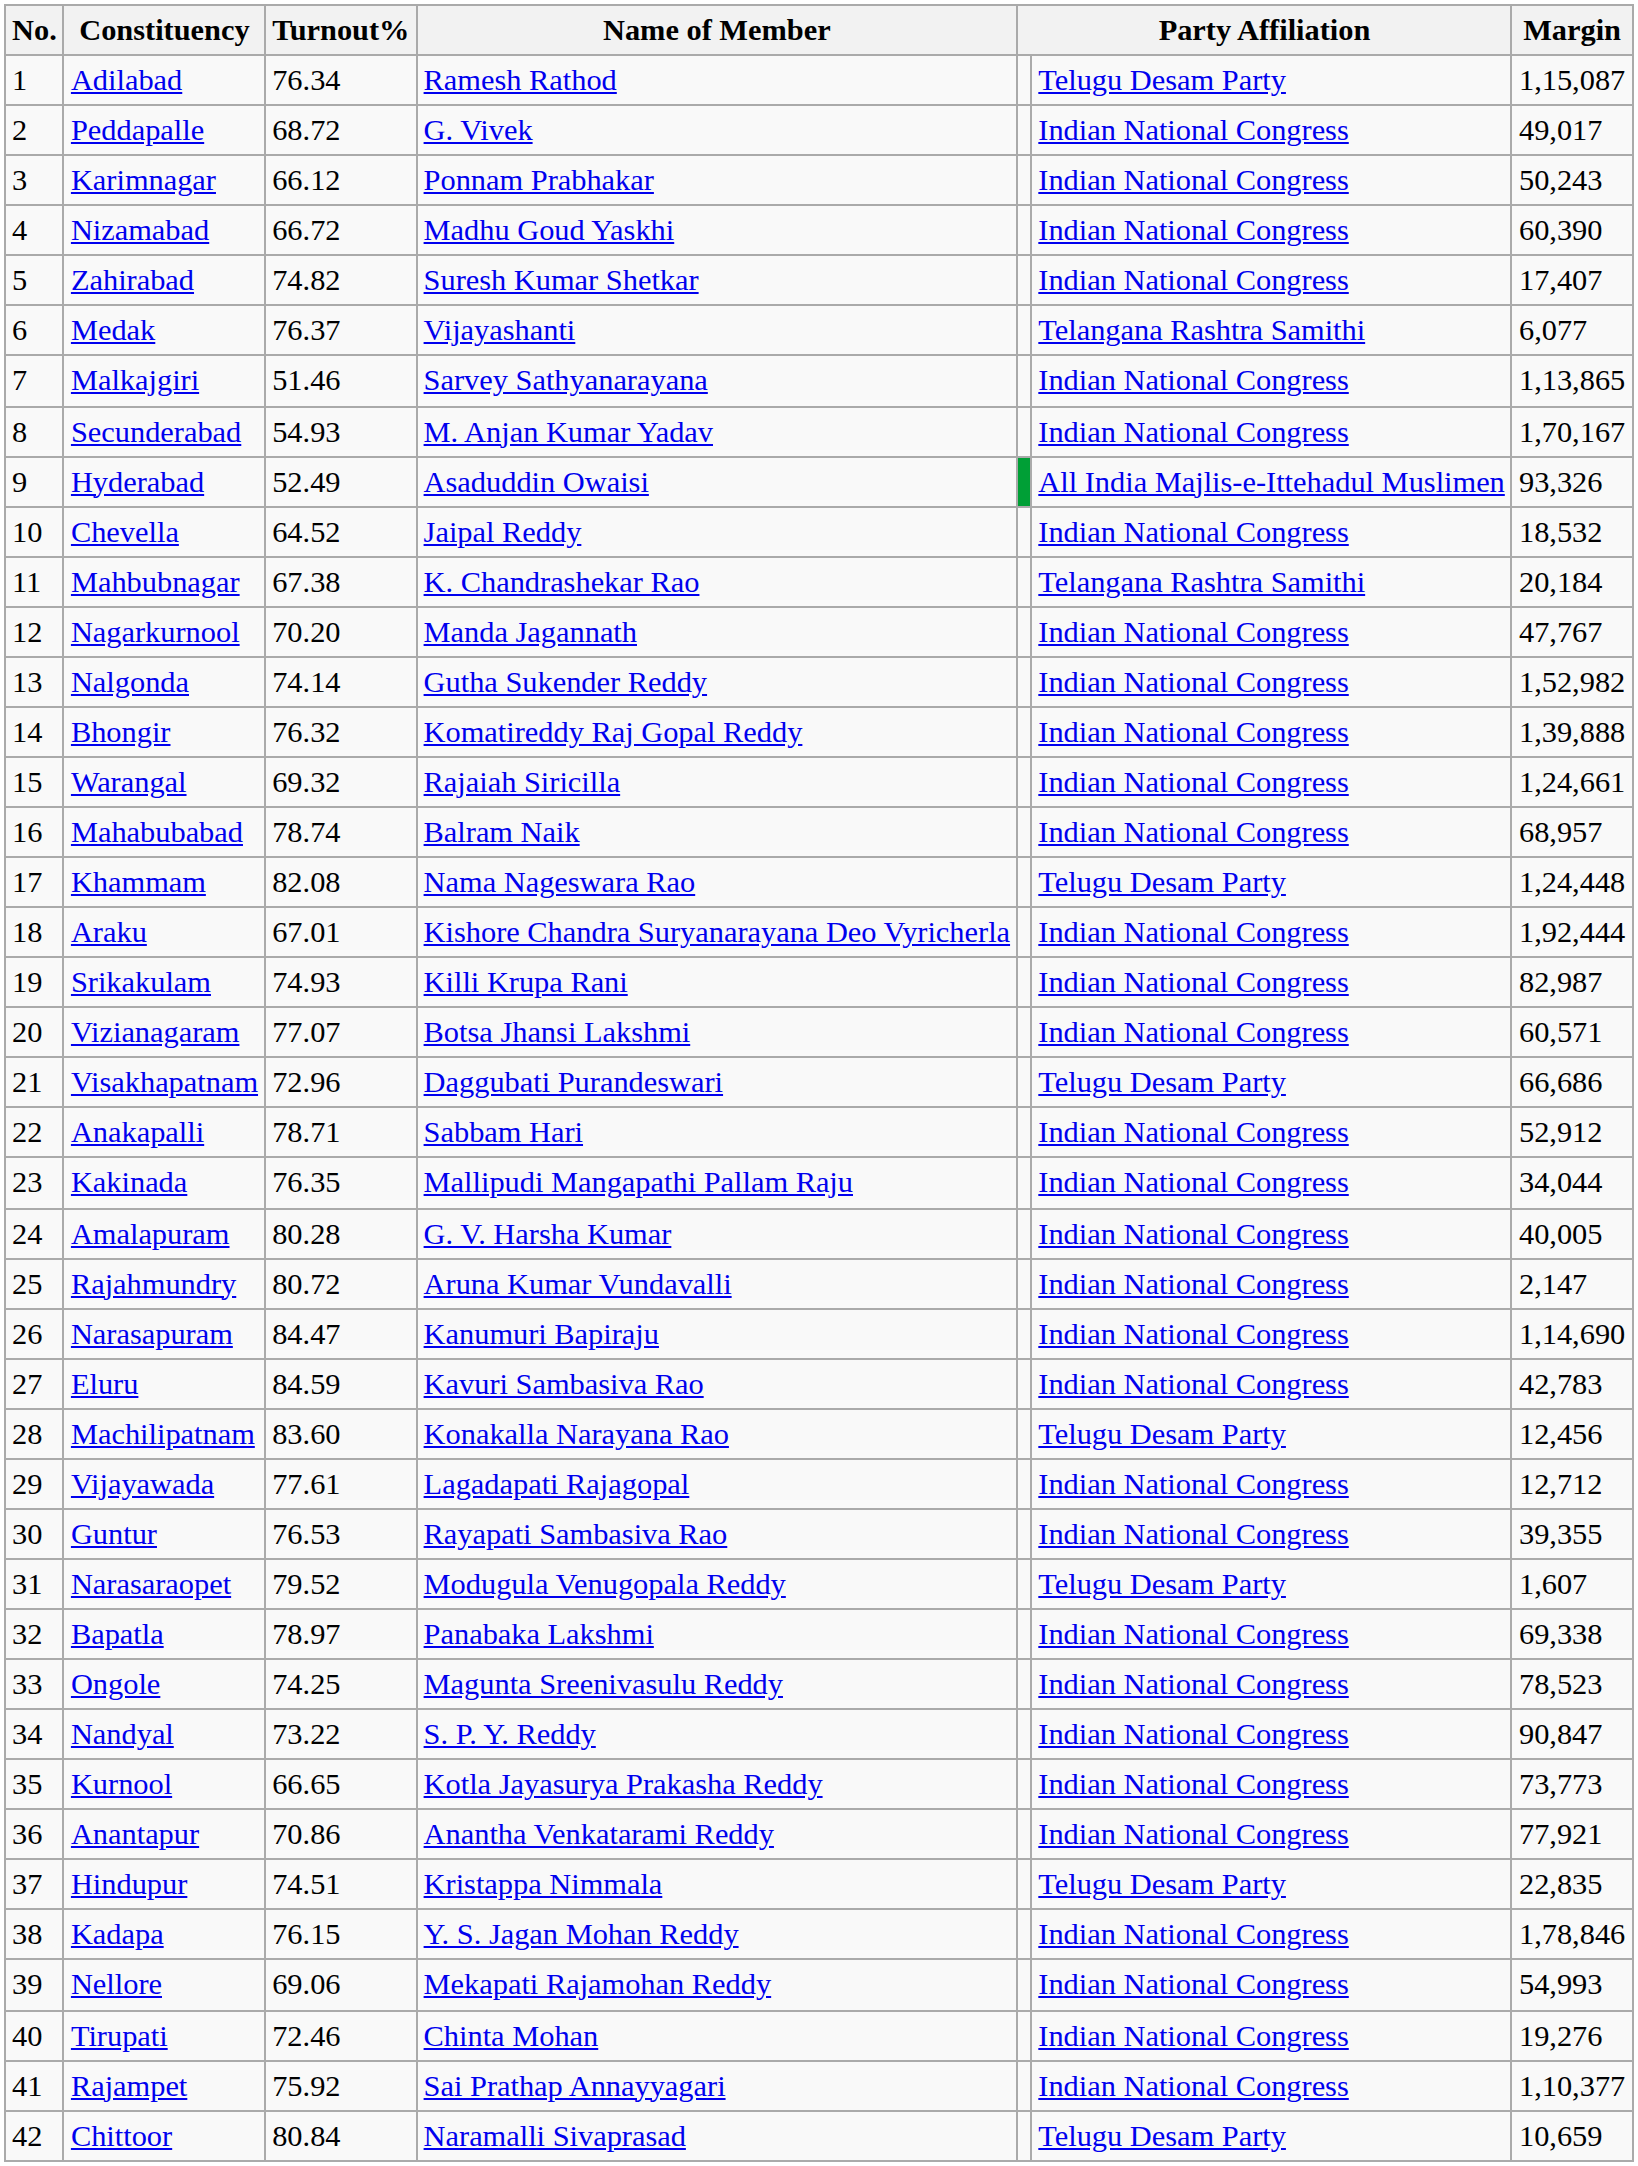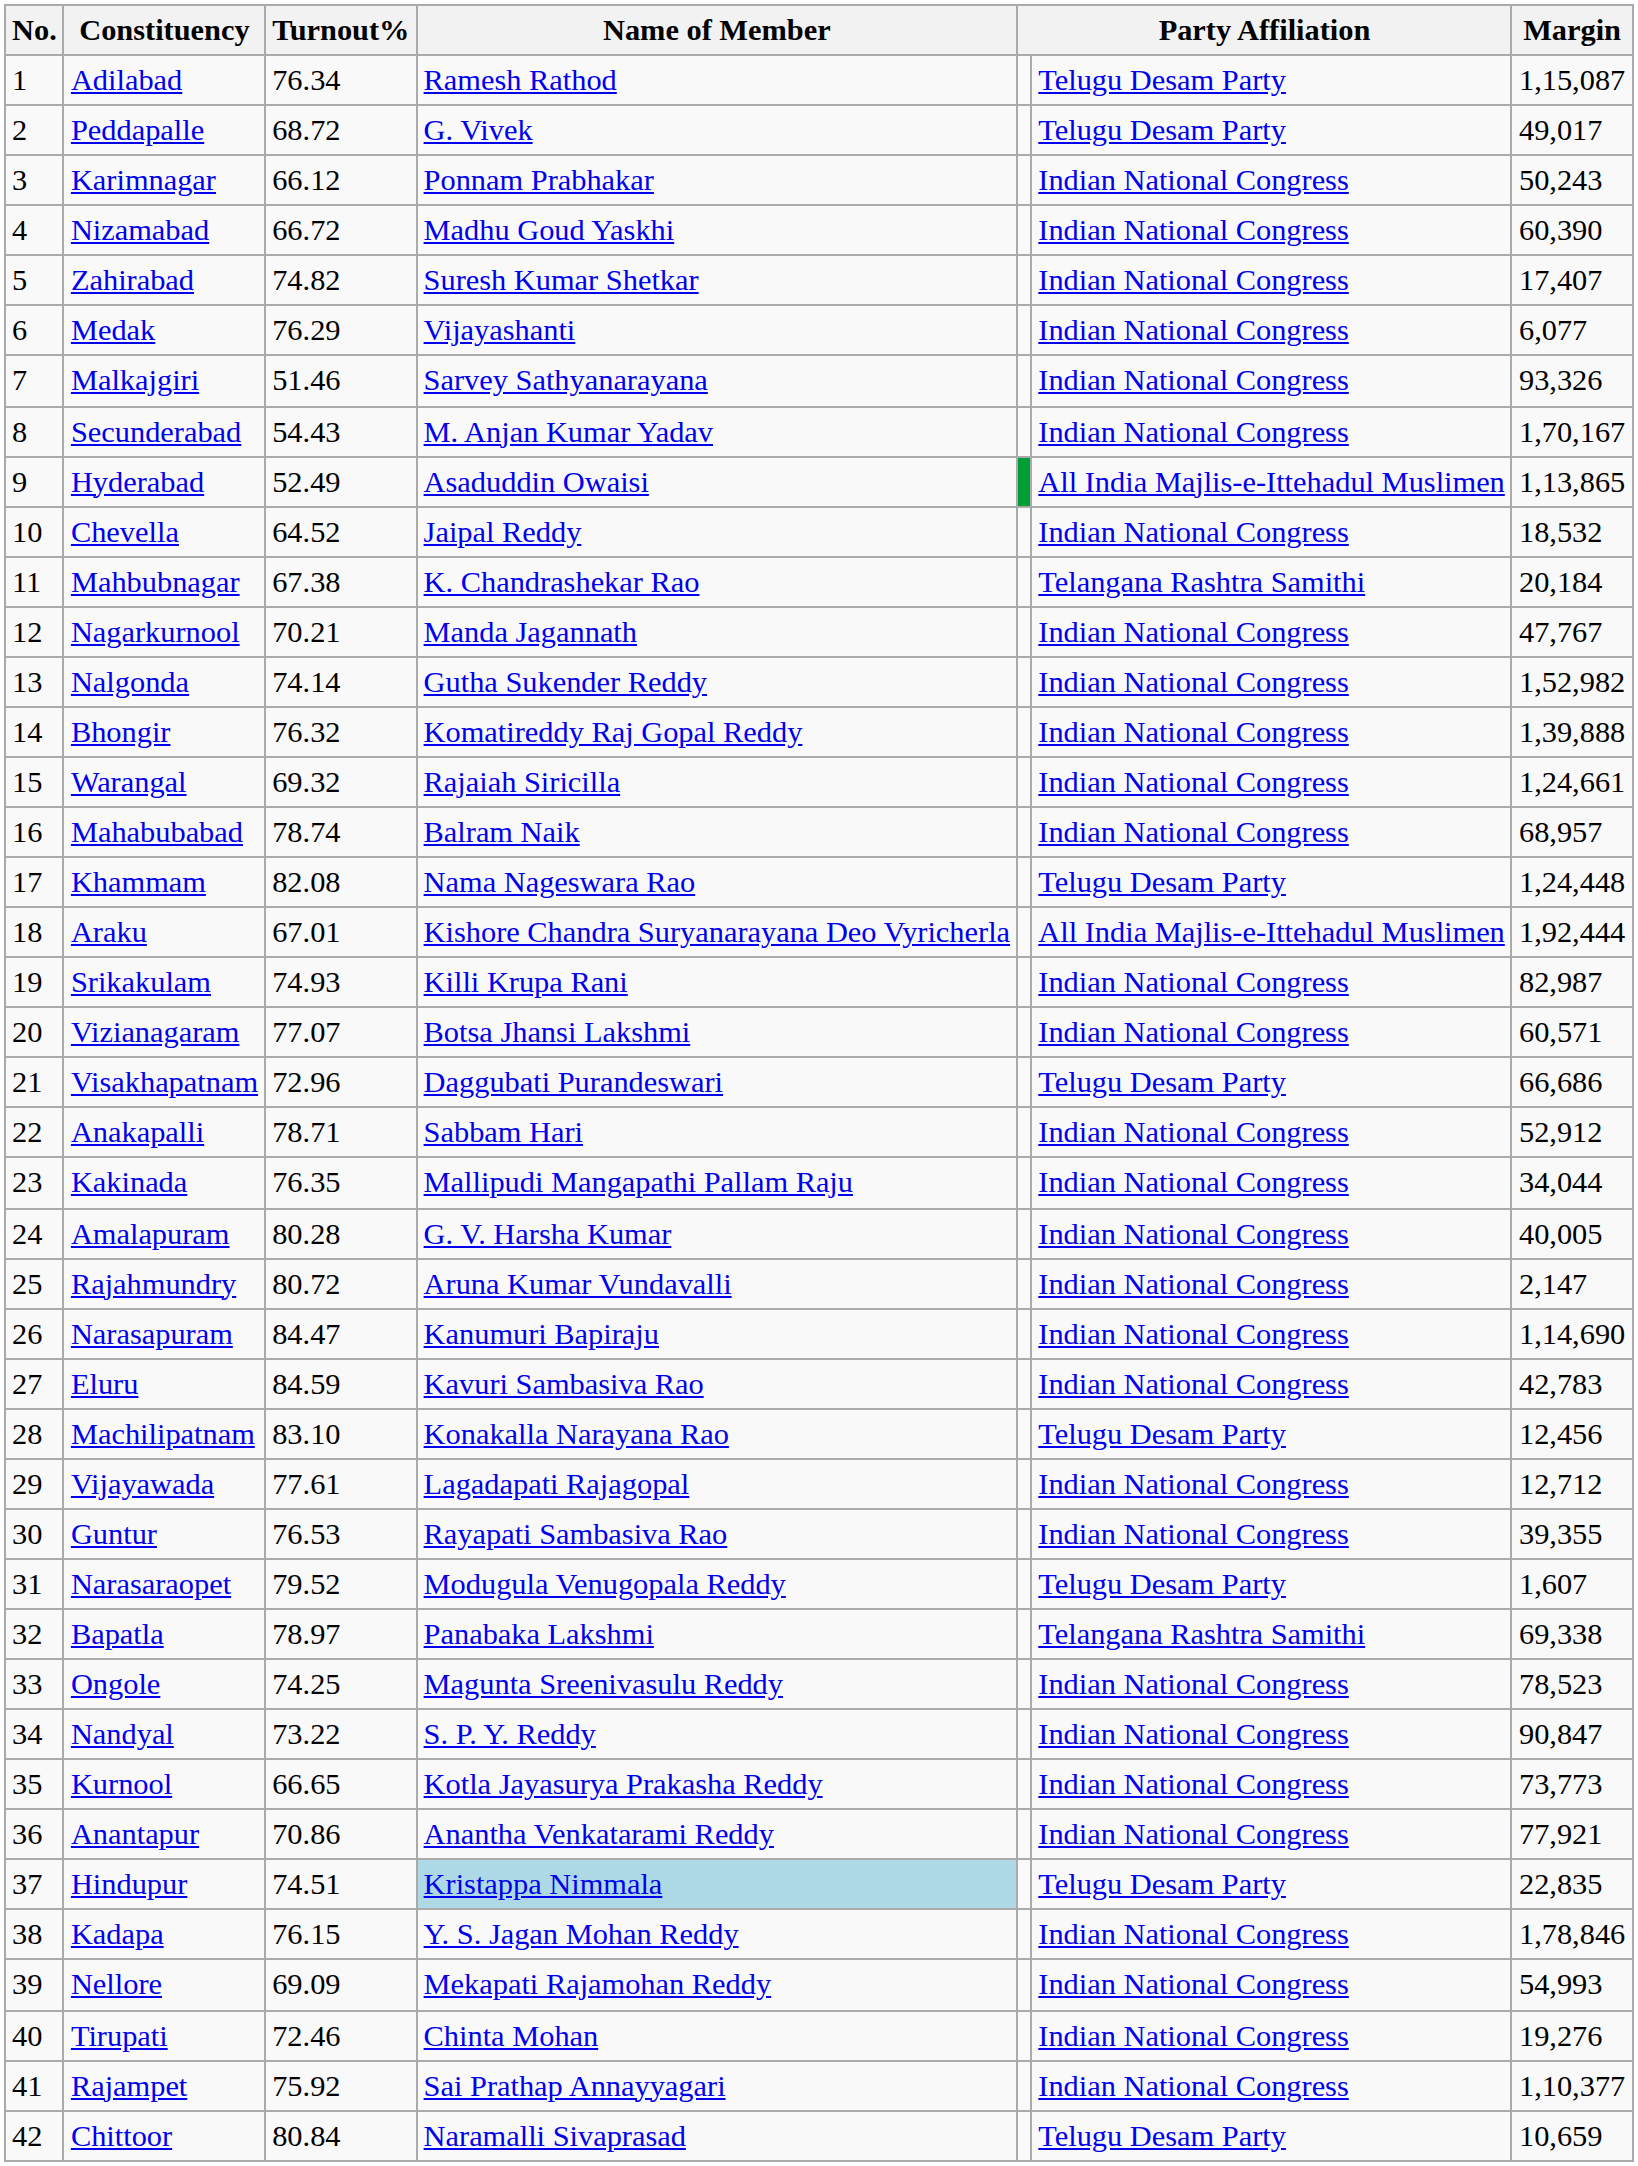(1194, 130) Indian National Congress -> (1162, 130) Telugu Desam Party
(306, 330) 76.37 -> (306, 330) 76.29
(1202, 330) Telangana Rashtra Samithi -> (1194, 330) Indian National Congress
(1572, 380) 1,13,865 -> (1561, 380) 93,326
(306, 430) 54.93 -> (306, 430) 54.43
(1561, 480) 93,326 -> (1572, 480) 1,13,865
(306, 631) 70.20 -> (306, 631) 70.21
(1194, 932) Indian National Congress -> (1272, 932) All India Majlis-e-Ittehadul Muslimen
(306, 1433) 83.60 -> (306, 1433) 83.10
(1194, 1633) Indian National Congress -> (1202, 1633) Telangana Rashtra Samithi
(543, 1884) no background -> (543, 1884) lightblue background
(306, 1984) 69.06 -> (306, 1984) 69.09
